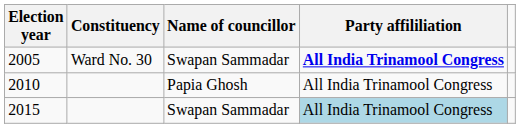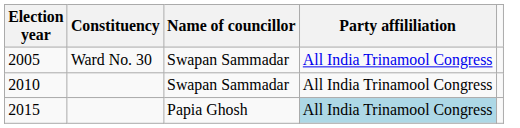(403, 60) bold -> (398, 60) normal
(207, 85) Papia Ghosh -> (228, 85) Swapan Sammadar
(228, 110) Swapan Sammadar -> (207, 110) Papia Ghosh
